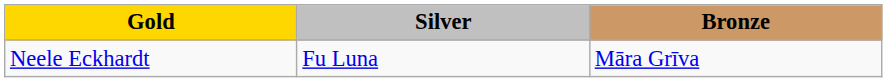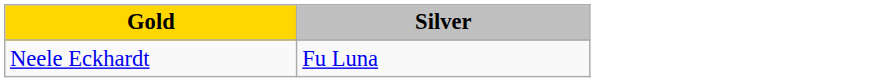- column: (736, 22)
